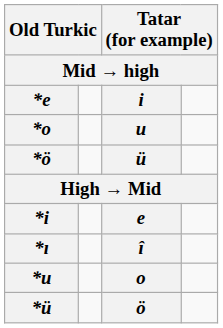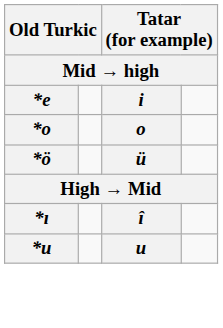(141, 129) u -> (141, 129) o
- row: (42, 218)
(141, 277) o -> (141, 248) u
- row: (42, 307)
